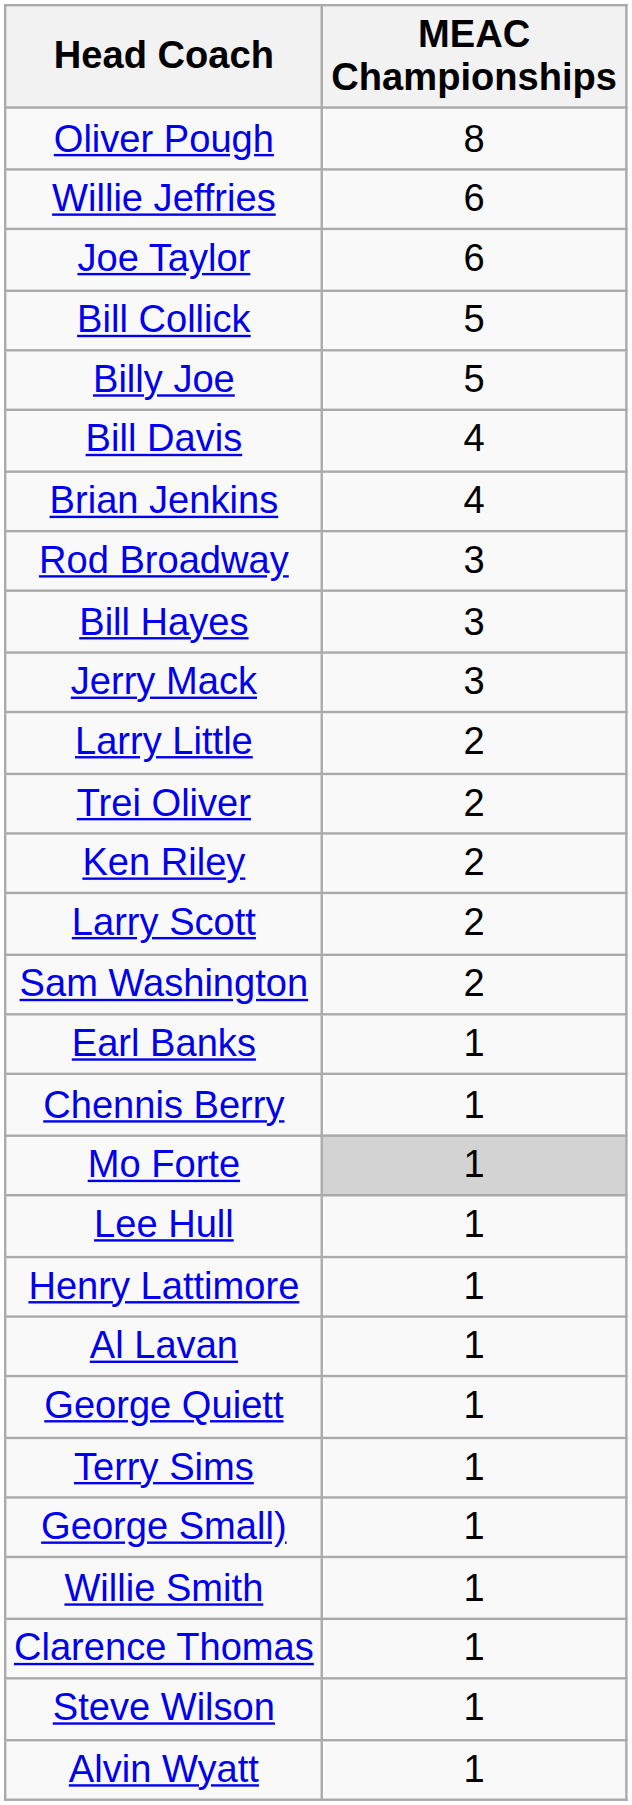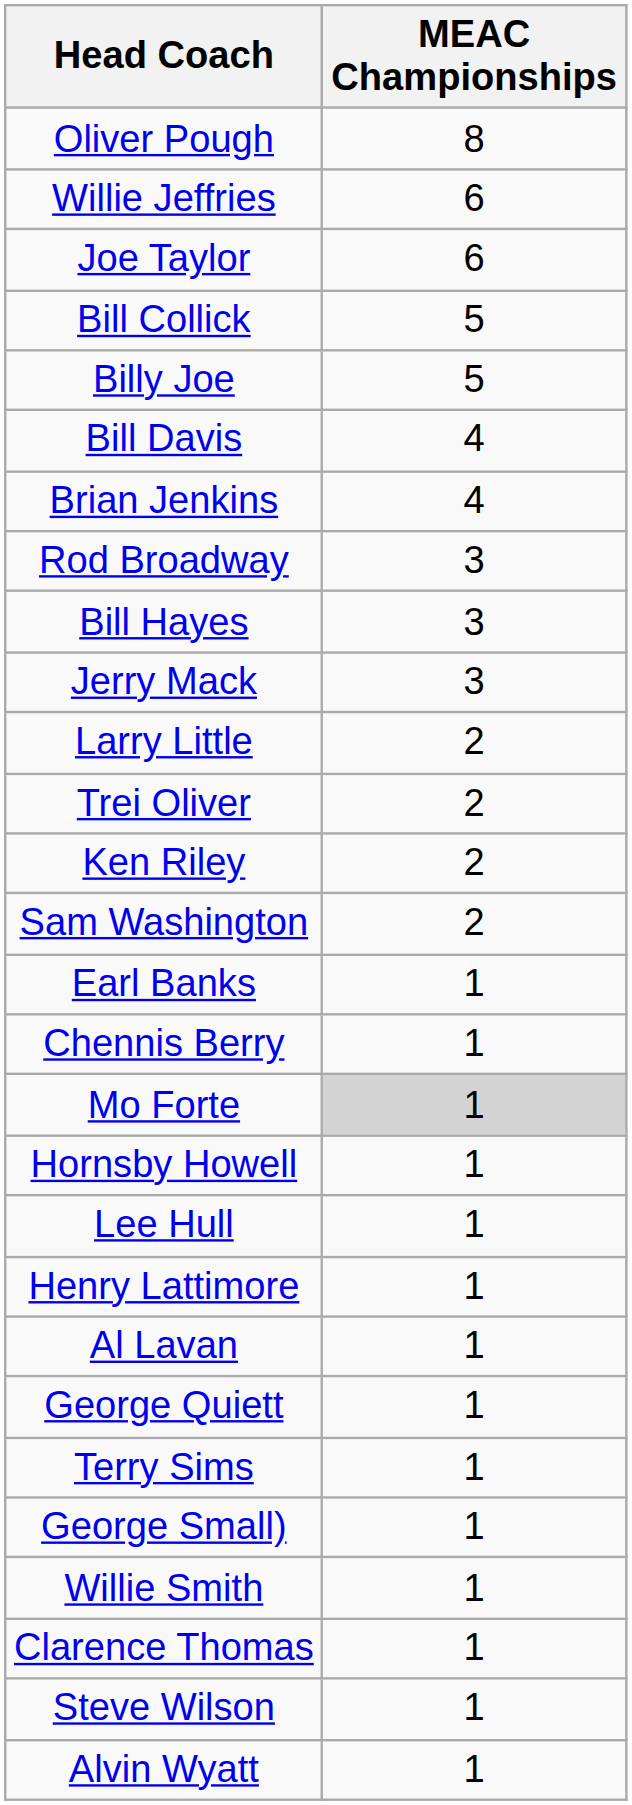- row: (164, 923)
+ row: (164, 1164)
